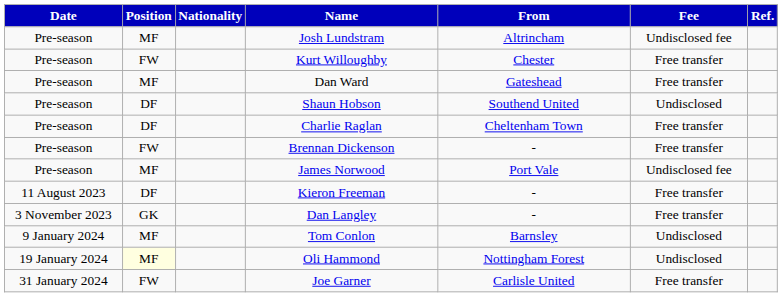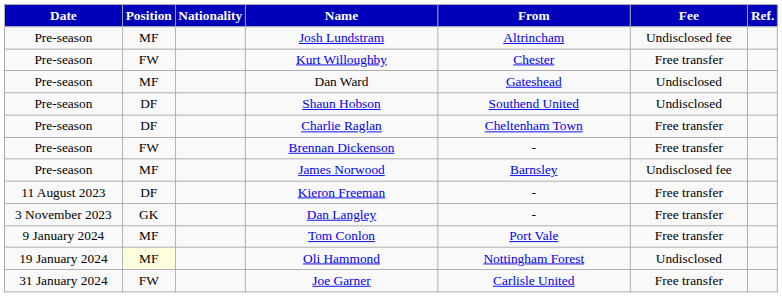(689, 82) Free transfer -> (689, 82) Undisclosed
(534, 170) Port Vale -> (534, 170) Barnsley
(534, 236) Barnsley -> (534, 236) Port Vale
(689, 236) Undisclosed -> (689, 236) Free transfer
